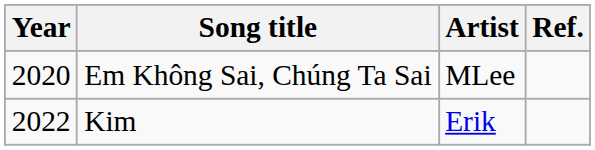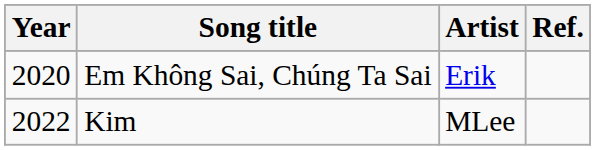(480, 74) MLee -> (470, 74) Erik
(470, 121) Erik -> (480, 121) MLee
